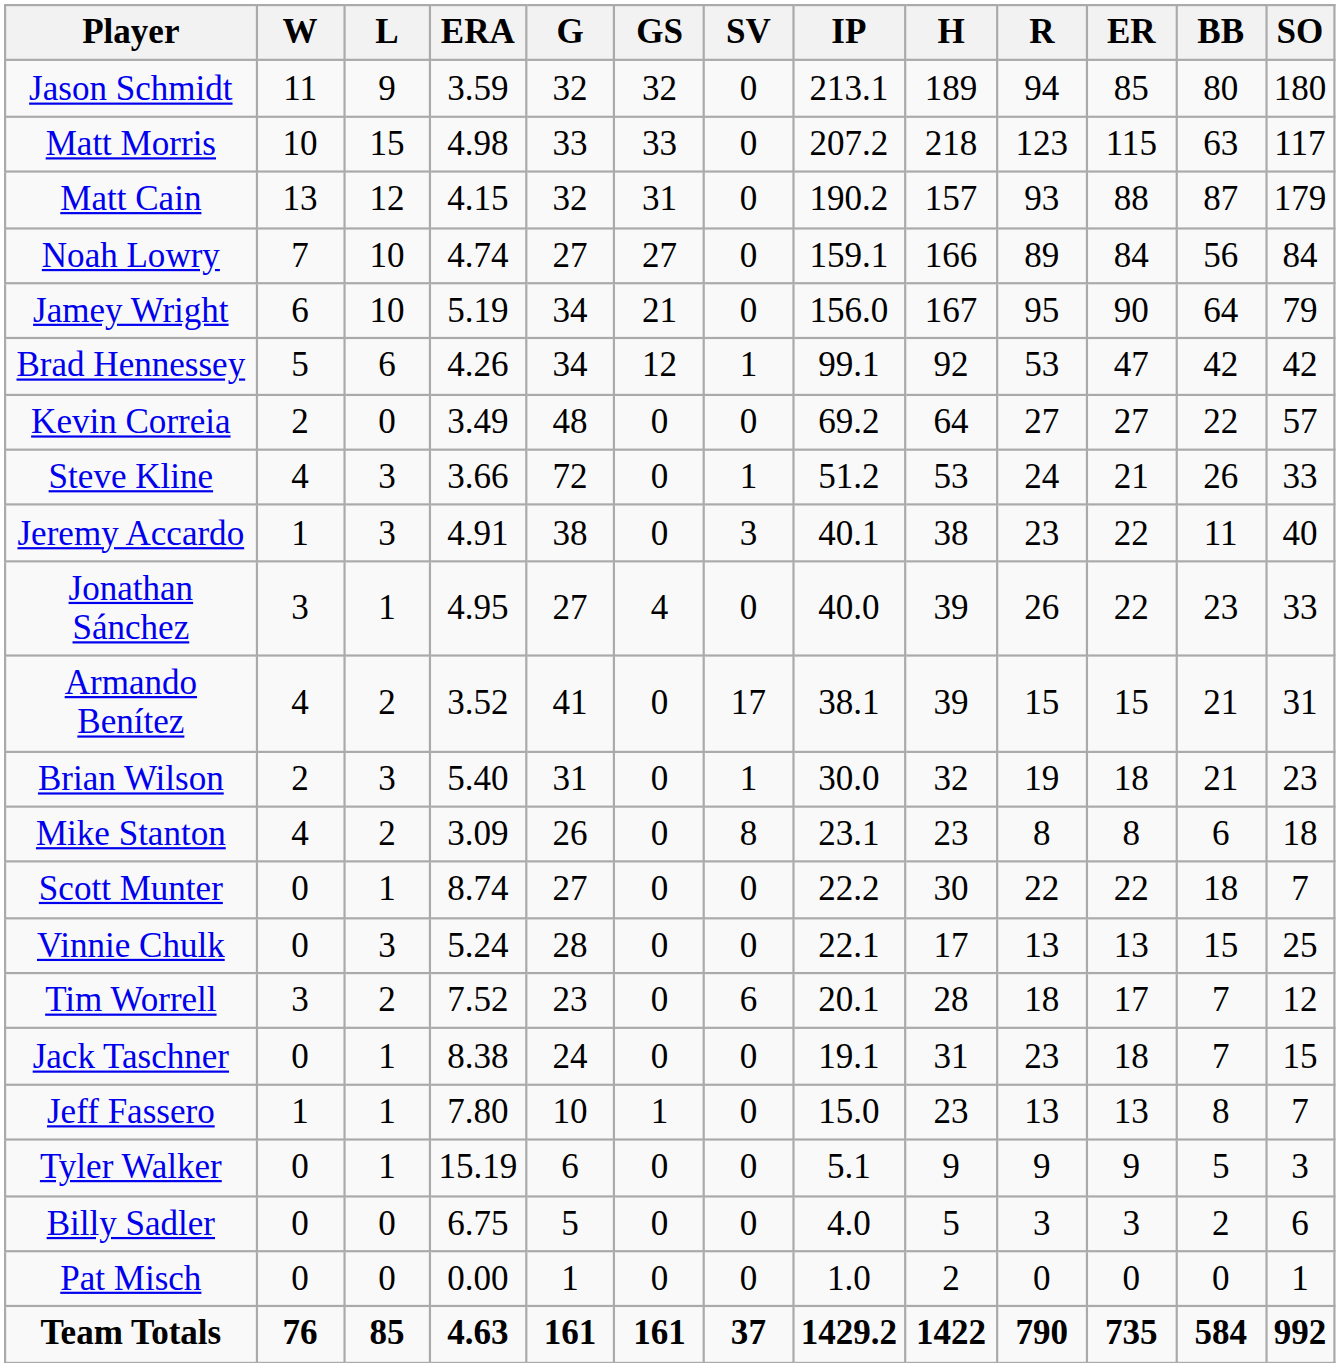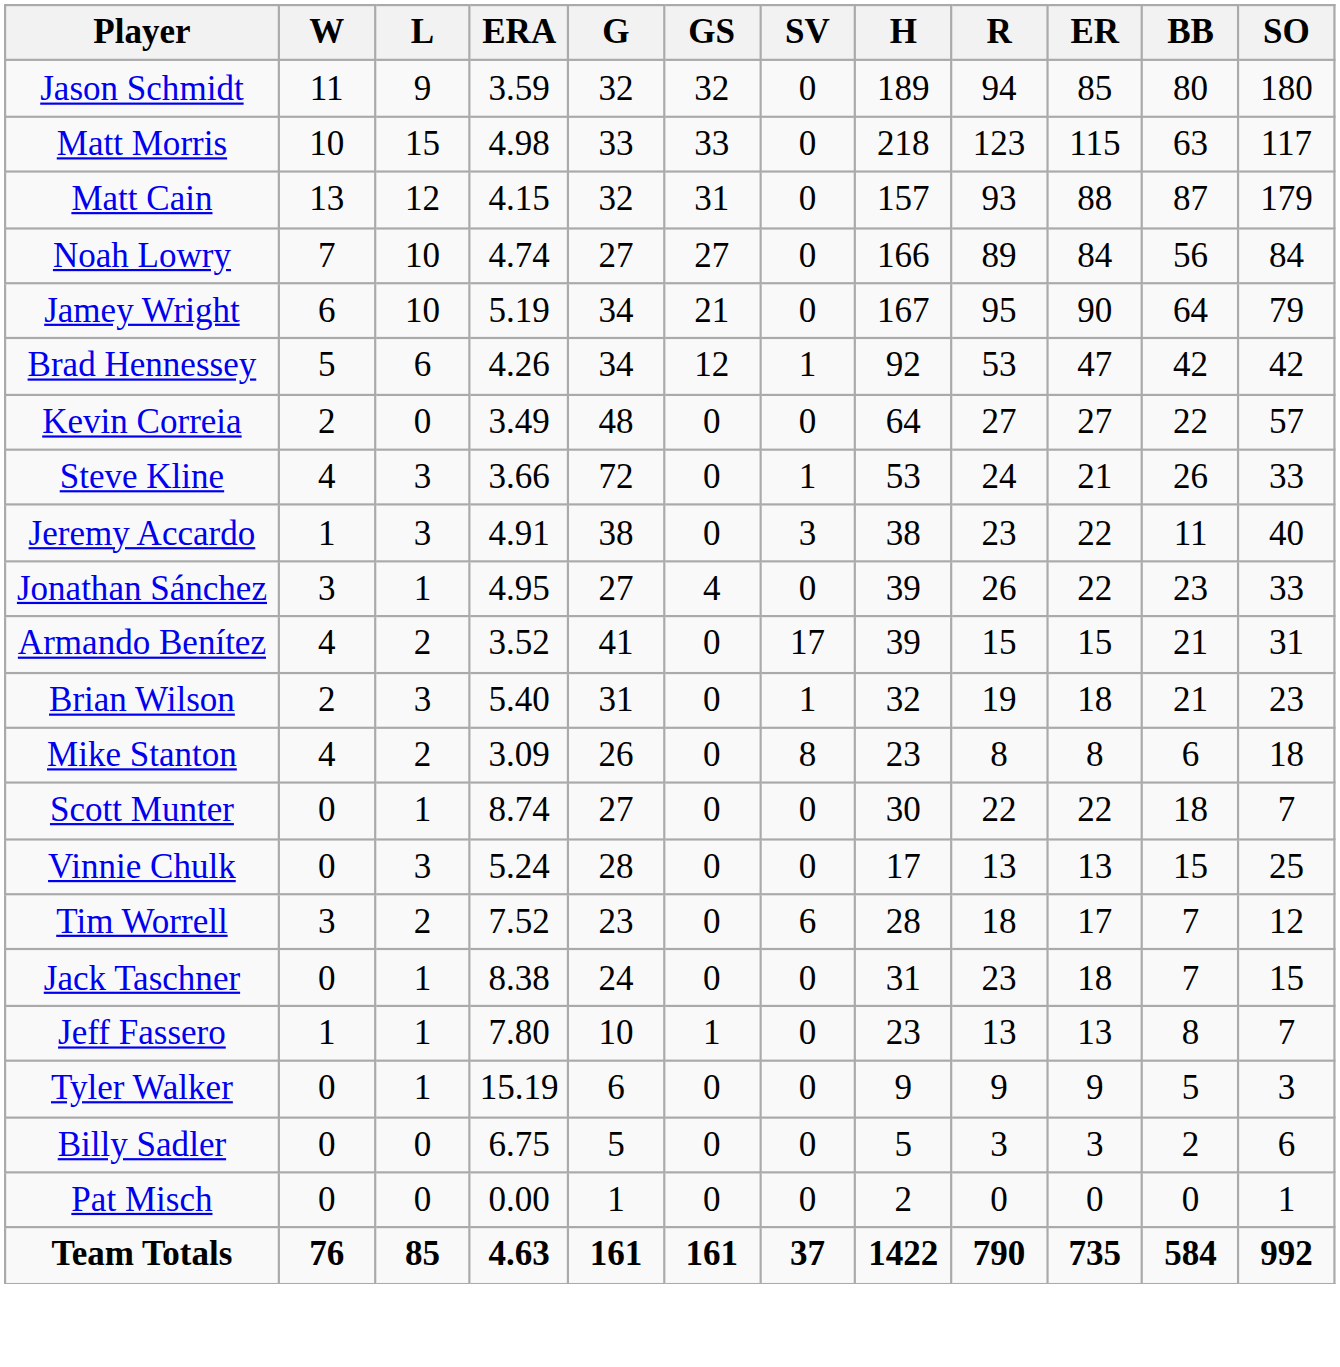- column: (849, 32)
